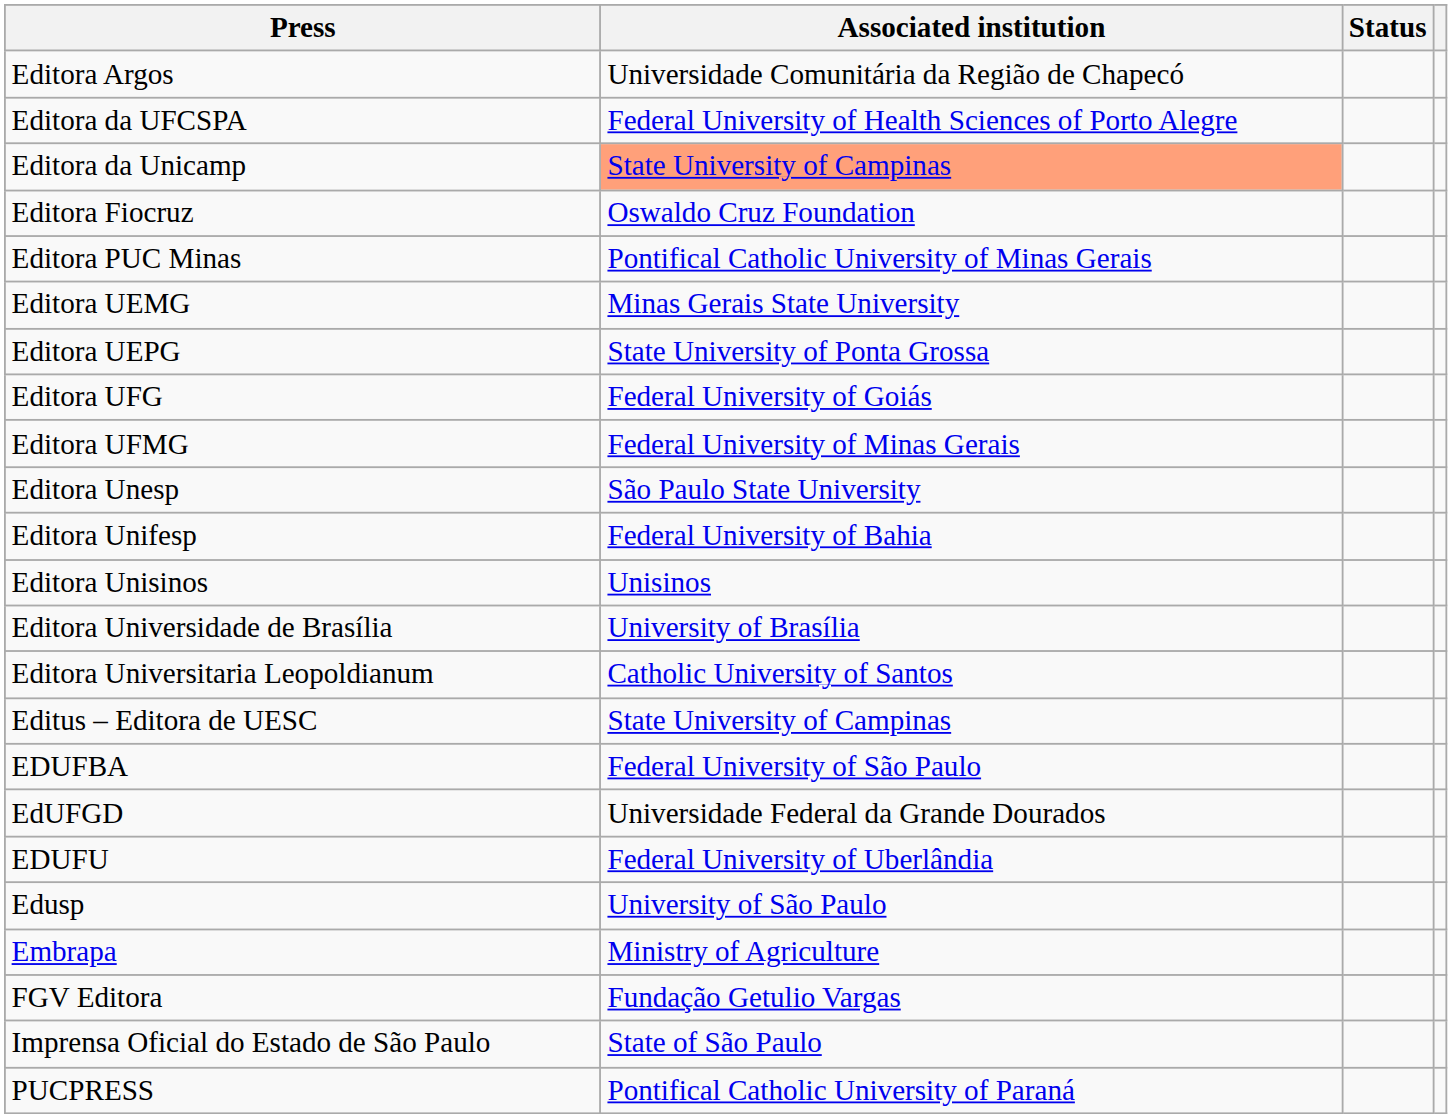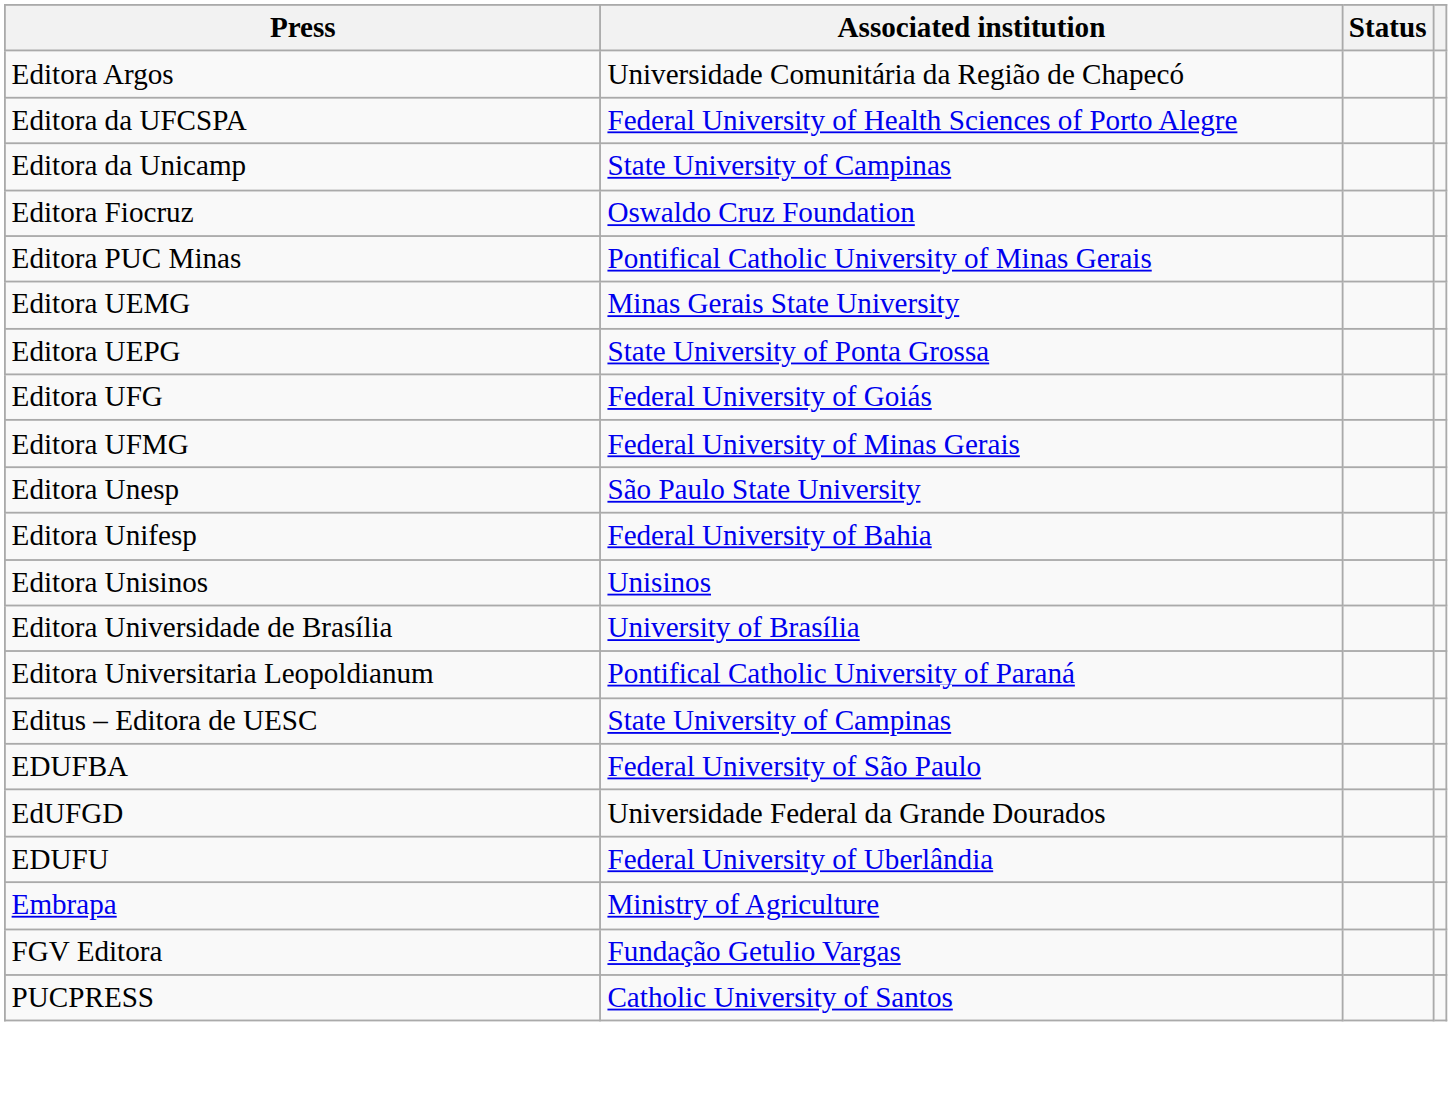(779, 166) lightsalmon background -> (779, 166) no background
(780, 674) Catholic University of Santos -> (841, 674) Pontifical Catholic University of Paraná
- row: (48, 905)
- row: (251, 1043)
(841, 1089) Pontifical Catholic University of Paraná -> (780, 997) Catholic University of Santos
